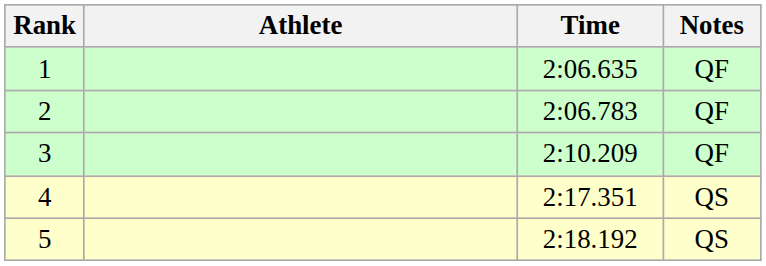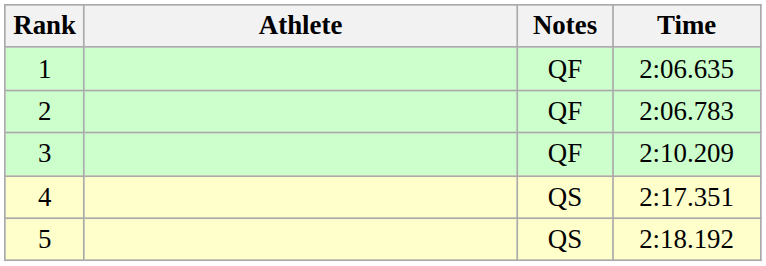columns swapped: (590, 25) <-> (712, 25)
